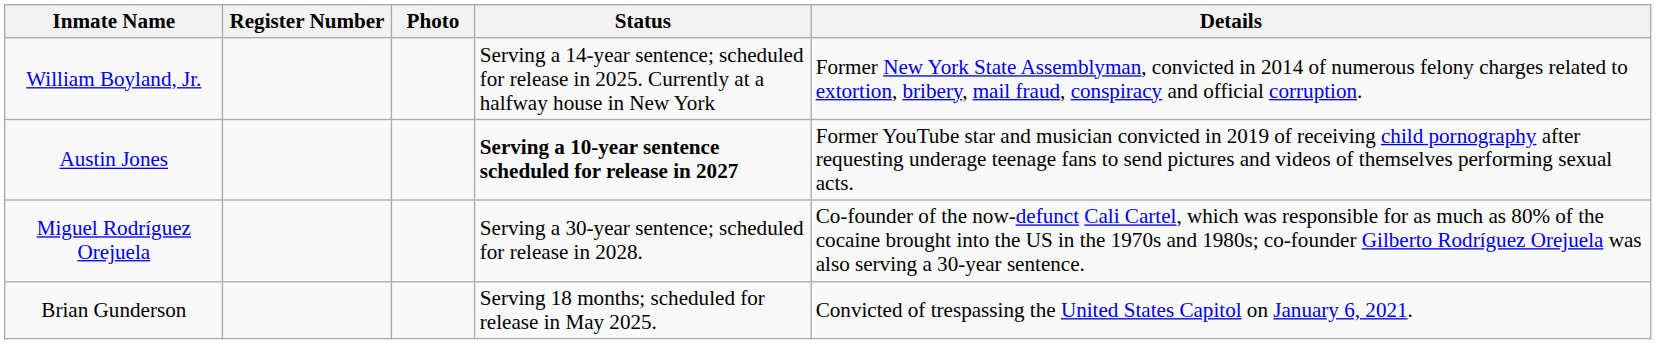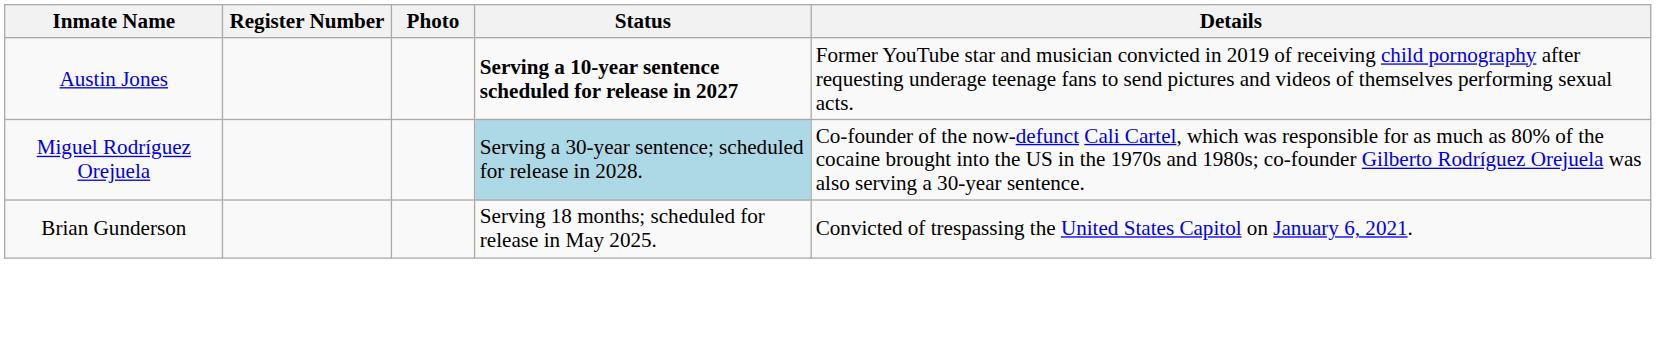- row: (114, 78)
(642, 240) no background -> (642, 159) lightblue background
